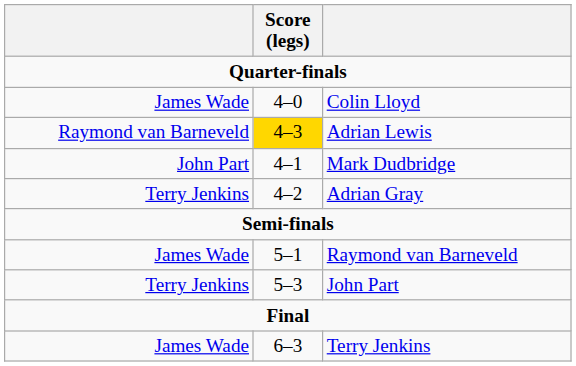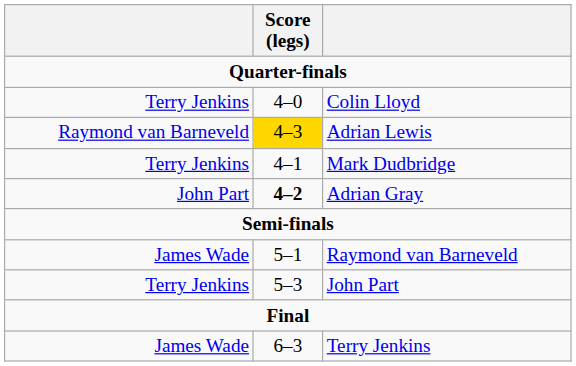(202, 102) James Wade -> (197, 102) Terry Jenkins
(213, 163) John Part -> (197, 163) Terry Jenkins
(197, 193) Terry Jenkins -> (213, 193) John Part
(288, 193) normal -> (288, 193) bold
